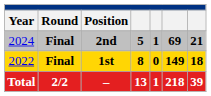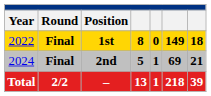rows swapped: (106, 61) <-> (106, 40)
